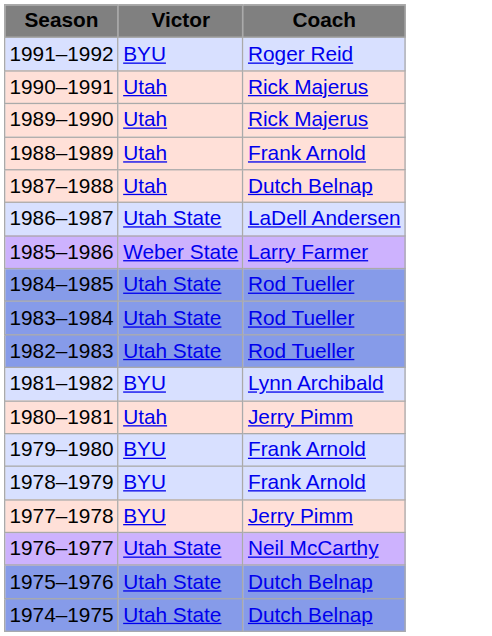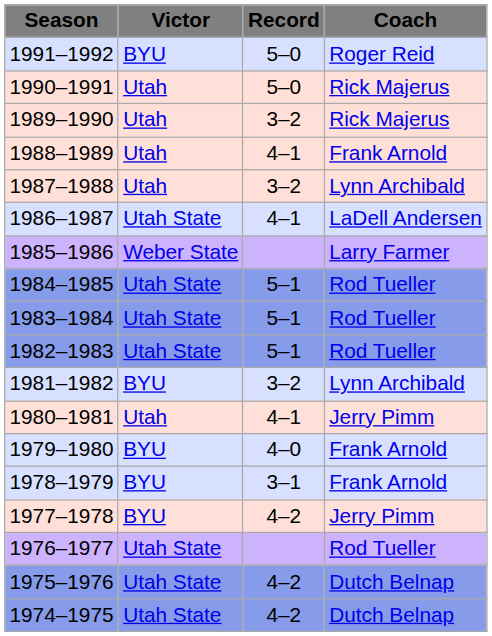+ column: (284, 20)
(310, 185) Dutch Belnap -> (397, 185) Lynn Archibald
(313, 548) Neil McCarthy -> (382, 548) Rod Tueller
